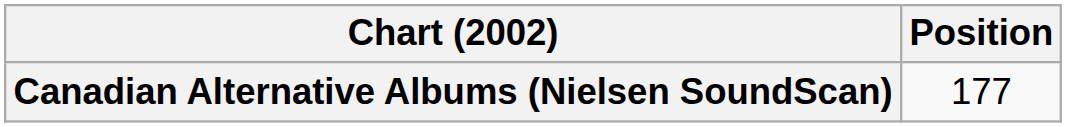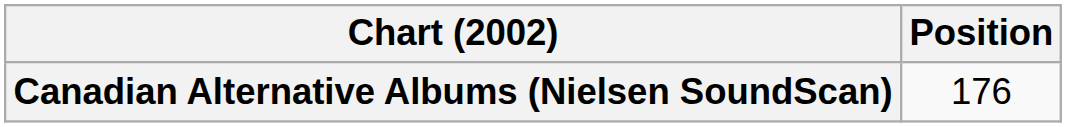(981, 91) 177 -> (981, 91) 176
